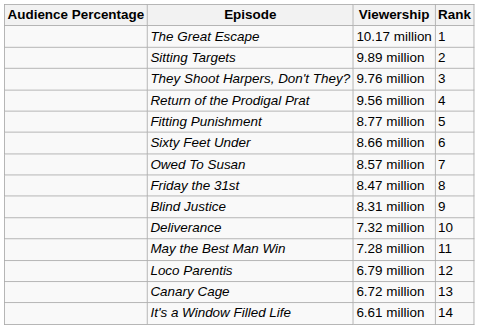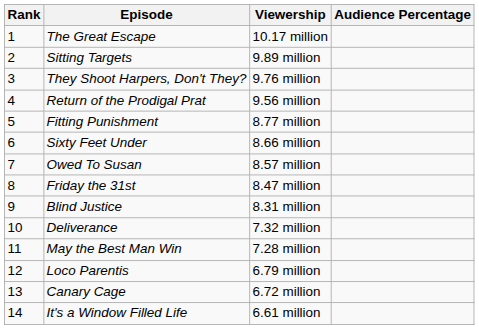columns swapped: (454, 15) <-> (76, 15)
